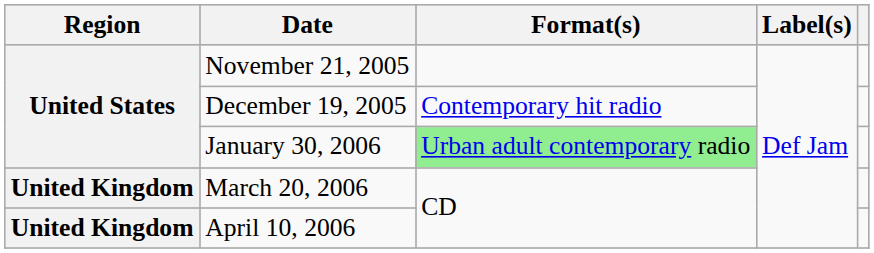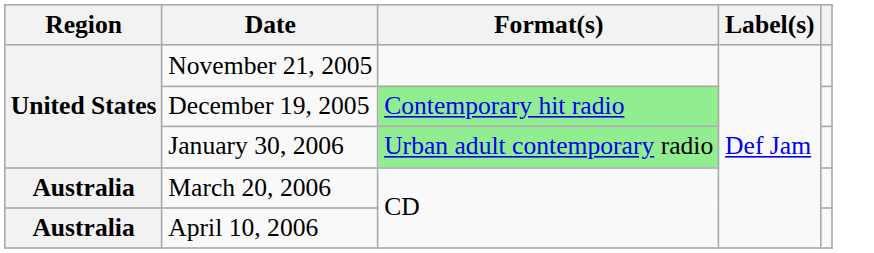(541, 106) no background -> (504, 106) lightgreen background
(102, 187) United Kingdom -> (84, 187) Australia
(102, 227) United Kingdom -> (84, 227) Australia
